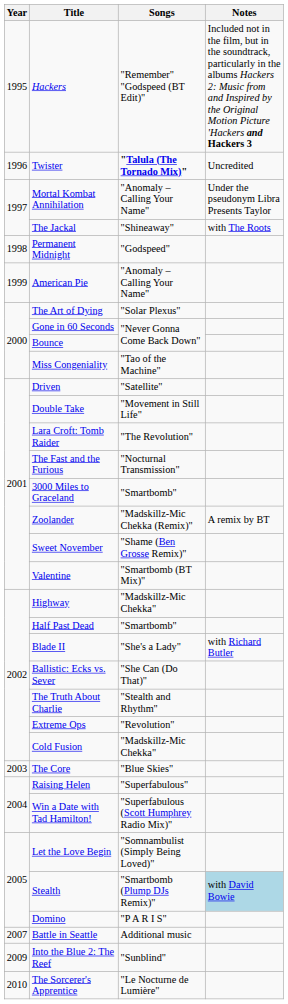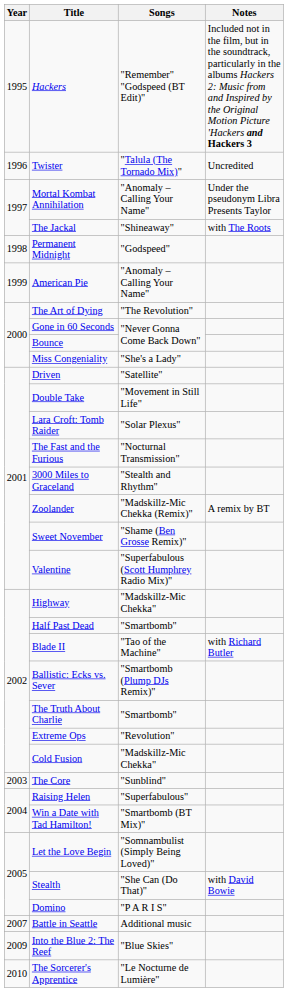(154, 166) bold -> (151, 166) normal
(151, 310) "Solar Plexus" -> (157, 310) "The Revolution"
(143, 365) "Tao of the Machine" -> (151, 359) "She's a Lady"
(157, 436) "The Revolution" -> (151, 425) "Solar Plexus"
(149, 492) "Smartbomb" -> (146, 480) "Stealth and Rhythm"
(156, 575) "Smartbomb (BT Mix)" -> (156, 569) "Superfabulous (Scott Humphrey Radio Mix)"
(151, 647) "She's a Lady" -> (143, 647) "Tao of the Machine"
(149, 675) "She Can (Do That)" -> (147, 680) "Smartbomb (Plump DJs Remix)"
(146, 702) "Stealth and Rhythm" -> (149, 714) "Smartbomb"
(147, 768) "Blue Skies" -> (143, 780) "Sunblind"
(156, 812) "Superfabulous (Scott Humphrey Radio Mix)" -> (156, 818) "Smartbomb (BT Mix)"
(147, 891) "Smartbomb (Plump DJs Remix)" -> (149, 885) "She Can (Do That)"
(231, 891) lightblue background -> (231, 885) no background
(143, 957) "Sunblind" -> (147, 945) "Blue Skies"
